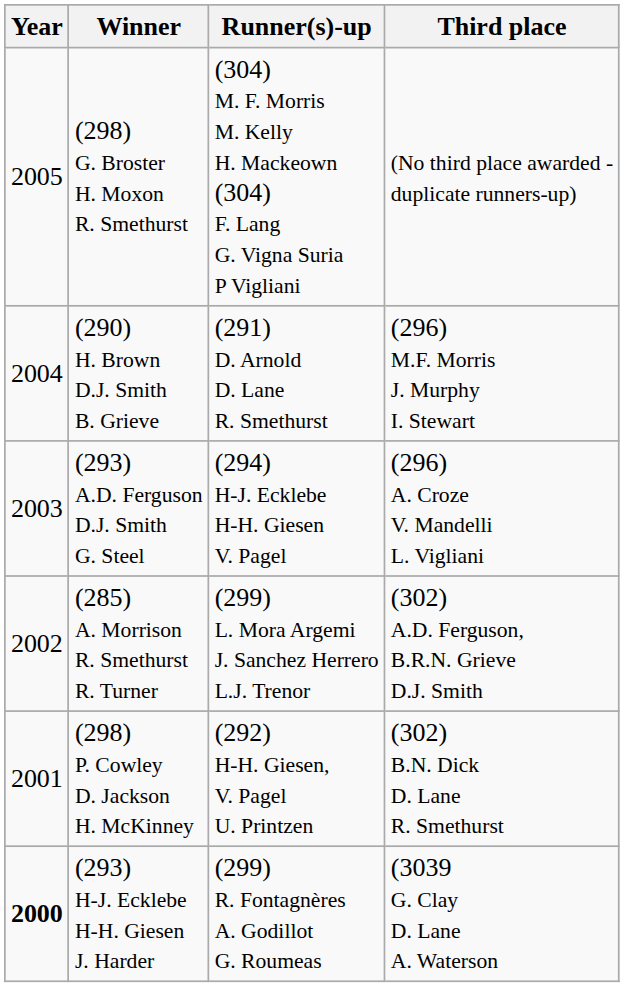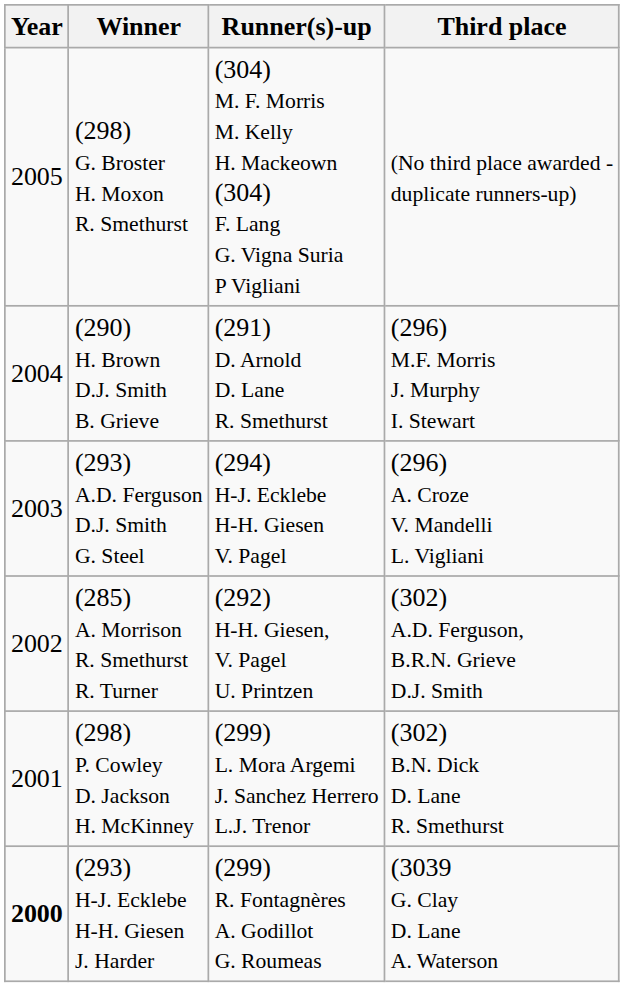(297, 643) (299) L. Mora Argemi J. Sanchez Herrero L.J. Trenor -> (272, 643) (292) H-H. Giesen, V. Pagel U. Printzen
(272, 779) (292) H-H. Giesen, V. Pagel U. Printzen -> (297, 779) (299) L. Mora Argemi J. Sanchez Herrero L.J. Trenor
